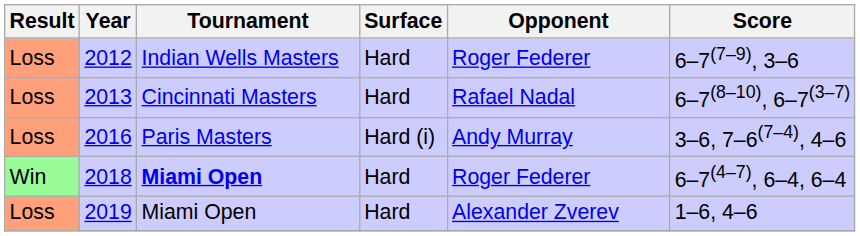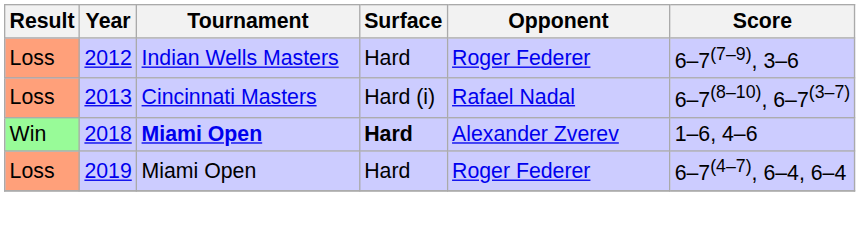(387, 97) Hard -> (400, 97) Hard (i)
- row: (108, 137)
(387, 176) normal -> (388, 134) bold
(521, 176) Roger Federer -> (535, 134) Alexander Zverev
(760, 176) 6–7(4–7), 6–4, 6–4 -> (716, 134) 1–6, 4–6
(535, 213) Alexander Zverev -> (521, 170) Roger Federer
(716, 213) 1–6, 4–6 -> (760, 170) 6–7(4–7), 6–4, 6–4
